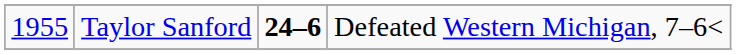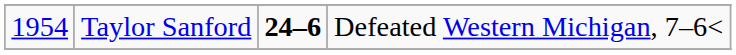(40, 26) 1955 -> (40, 26) 1954
